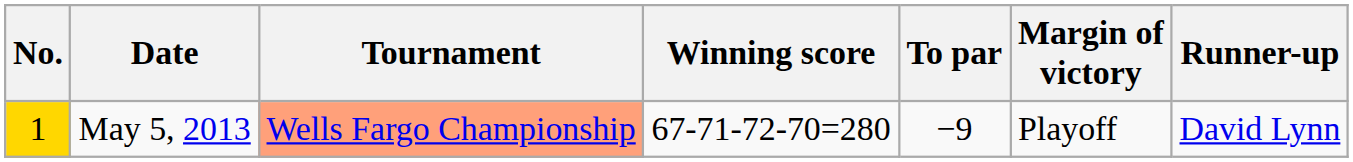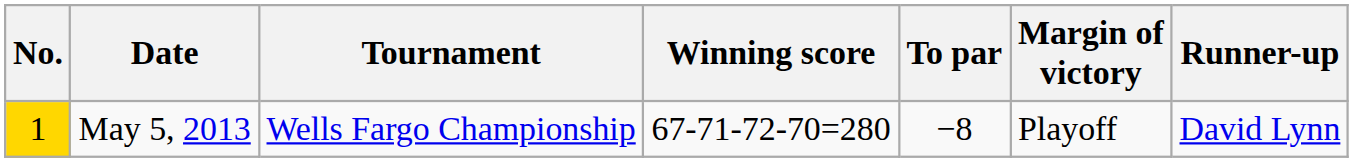(451, 128) lightsalmon background -> (451, 128) no background
(954, 128) −9 -> (954, 128) −8
